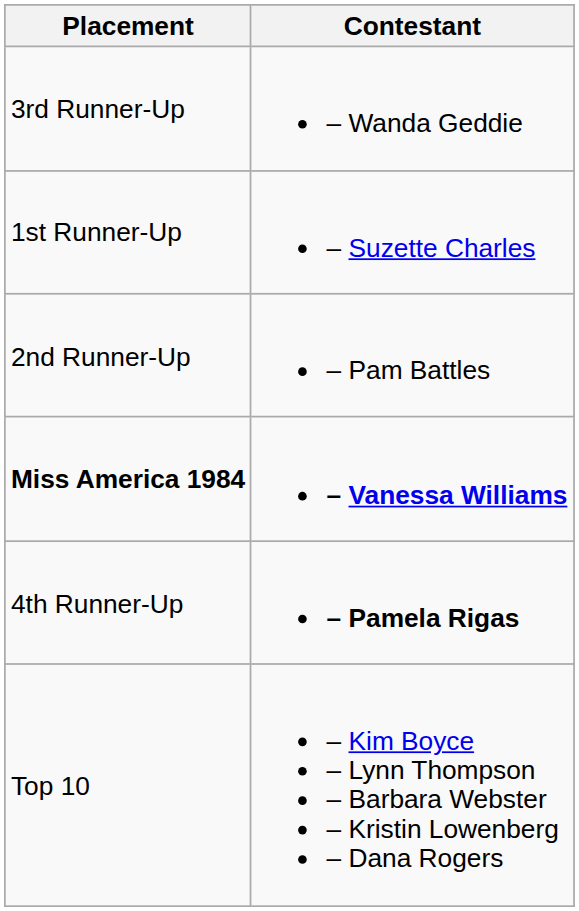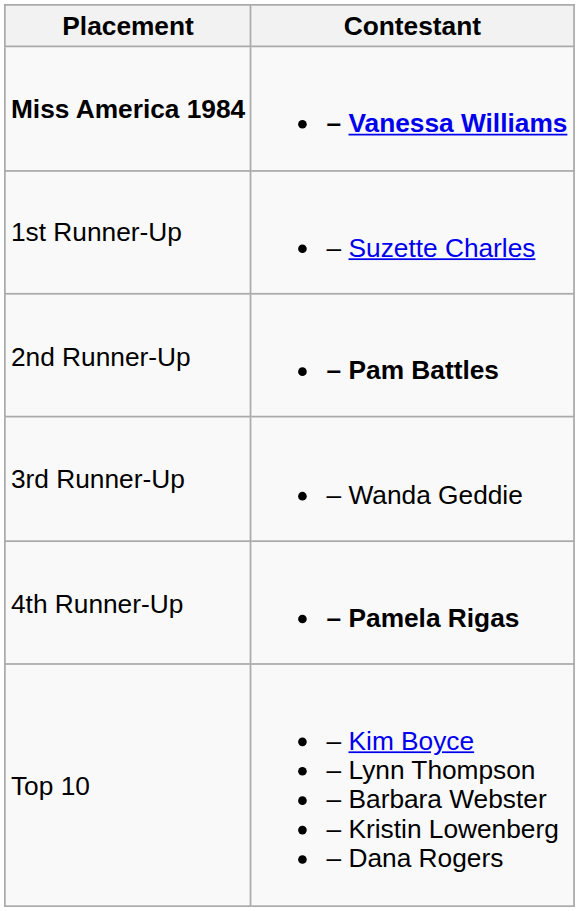rows swapped: (128, 479) <-> (98, 108)
(412, 370) normal -> (412, 370) bold
